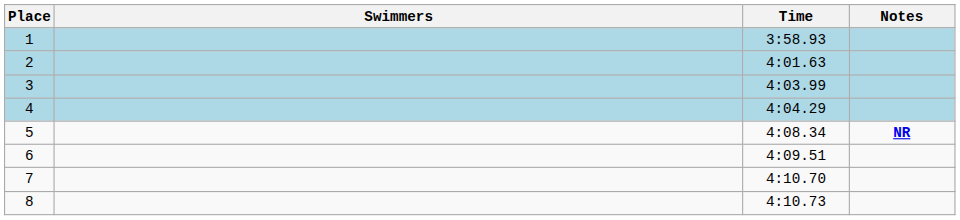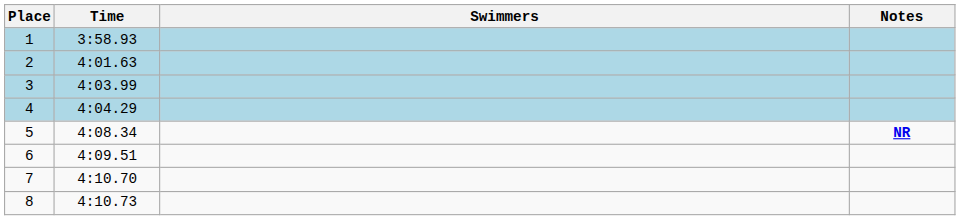columns swapped: (399, 16) <-> (796, 16)
